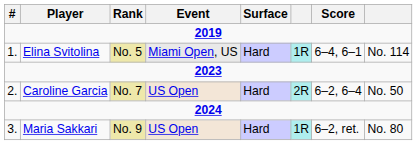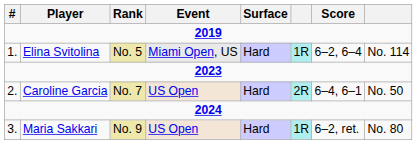(338, 52) 6–4, 6–1 -> (338, 52) 6–2, 6–4
(338, 91) 6–2, 6–4 -> (338, 91) 6–4, 6–1
